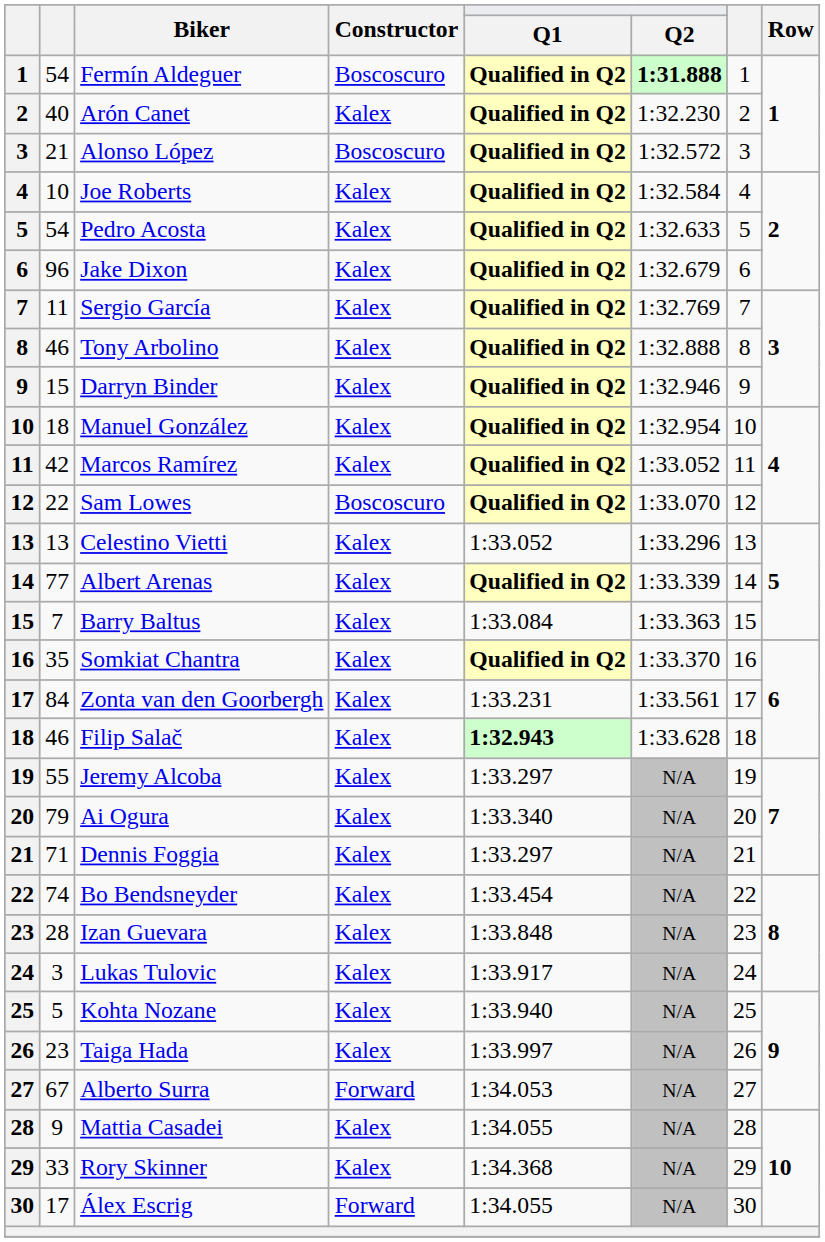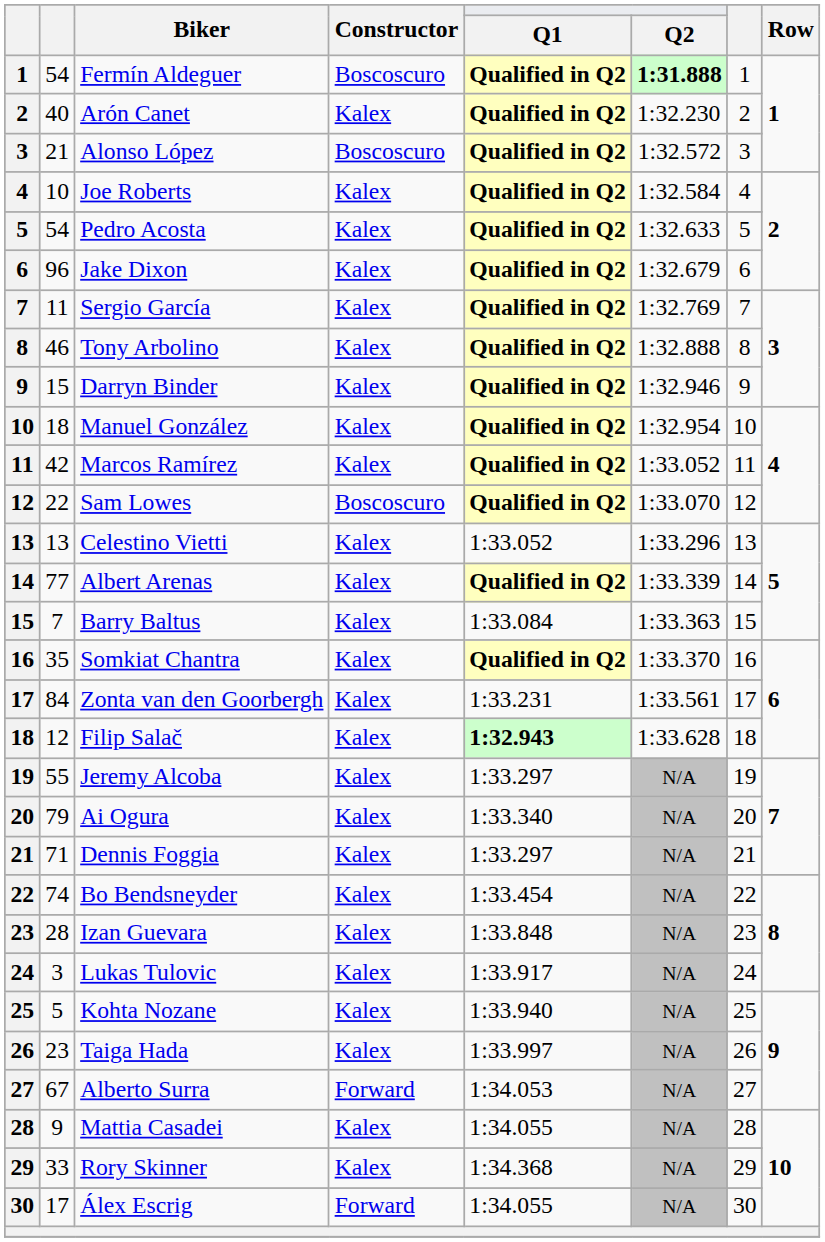(57, 737) 46 -> (57, 737) 12
